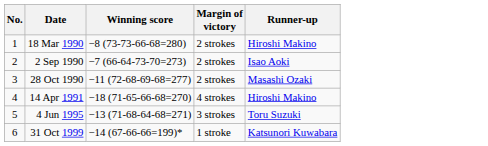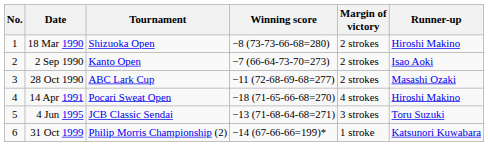+ column: (158, 19)
